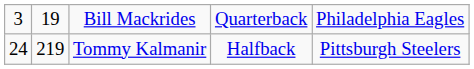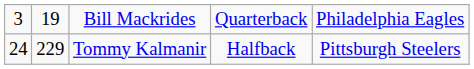(50, 49) 219 -> (50, 49) 229
